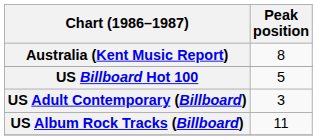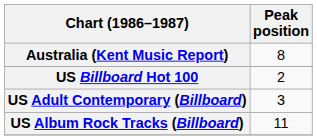(281, 77) 5 -> (281, 77) 2
